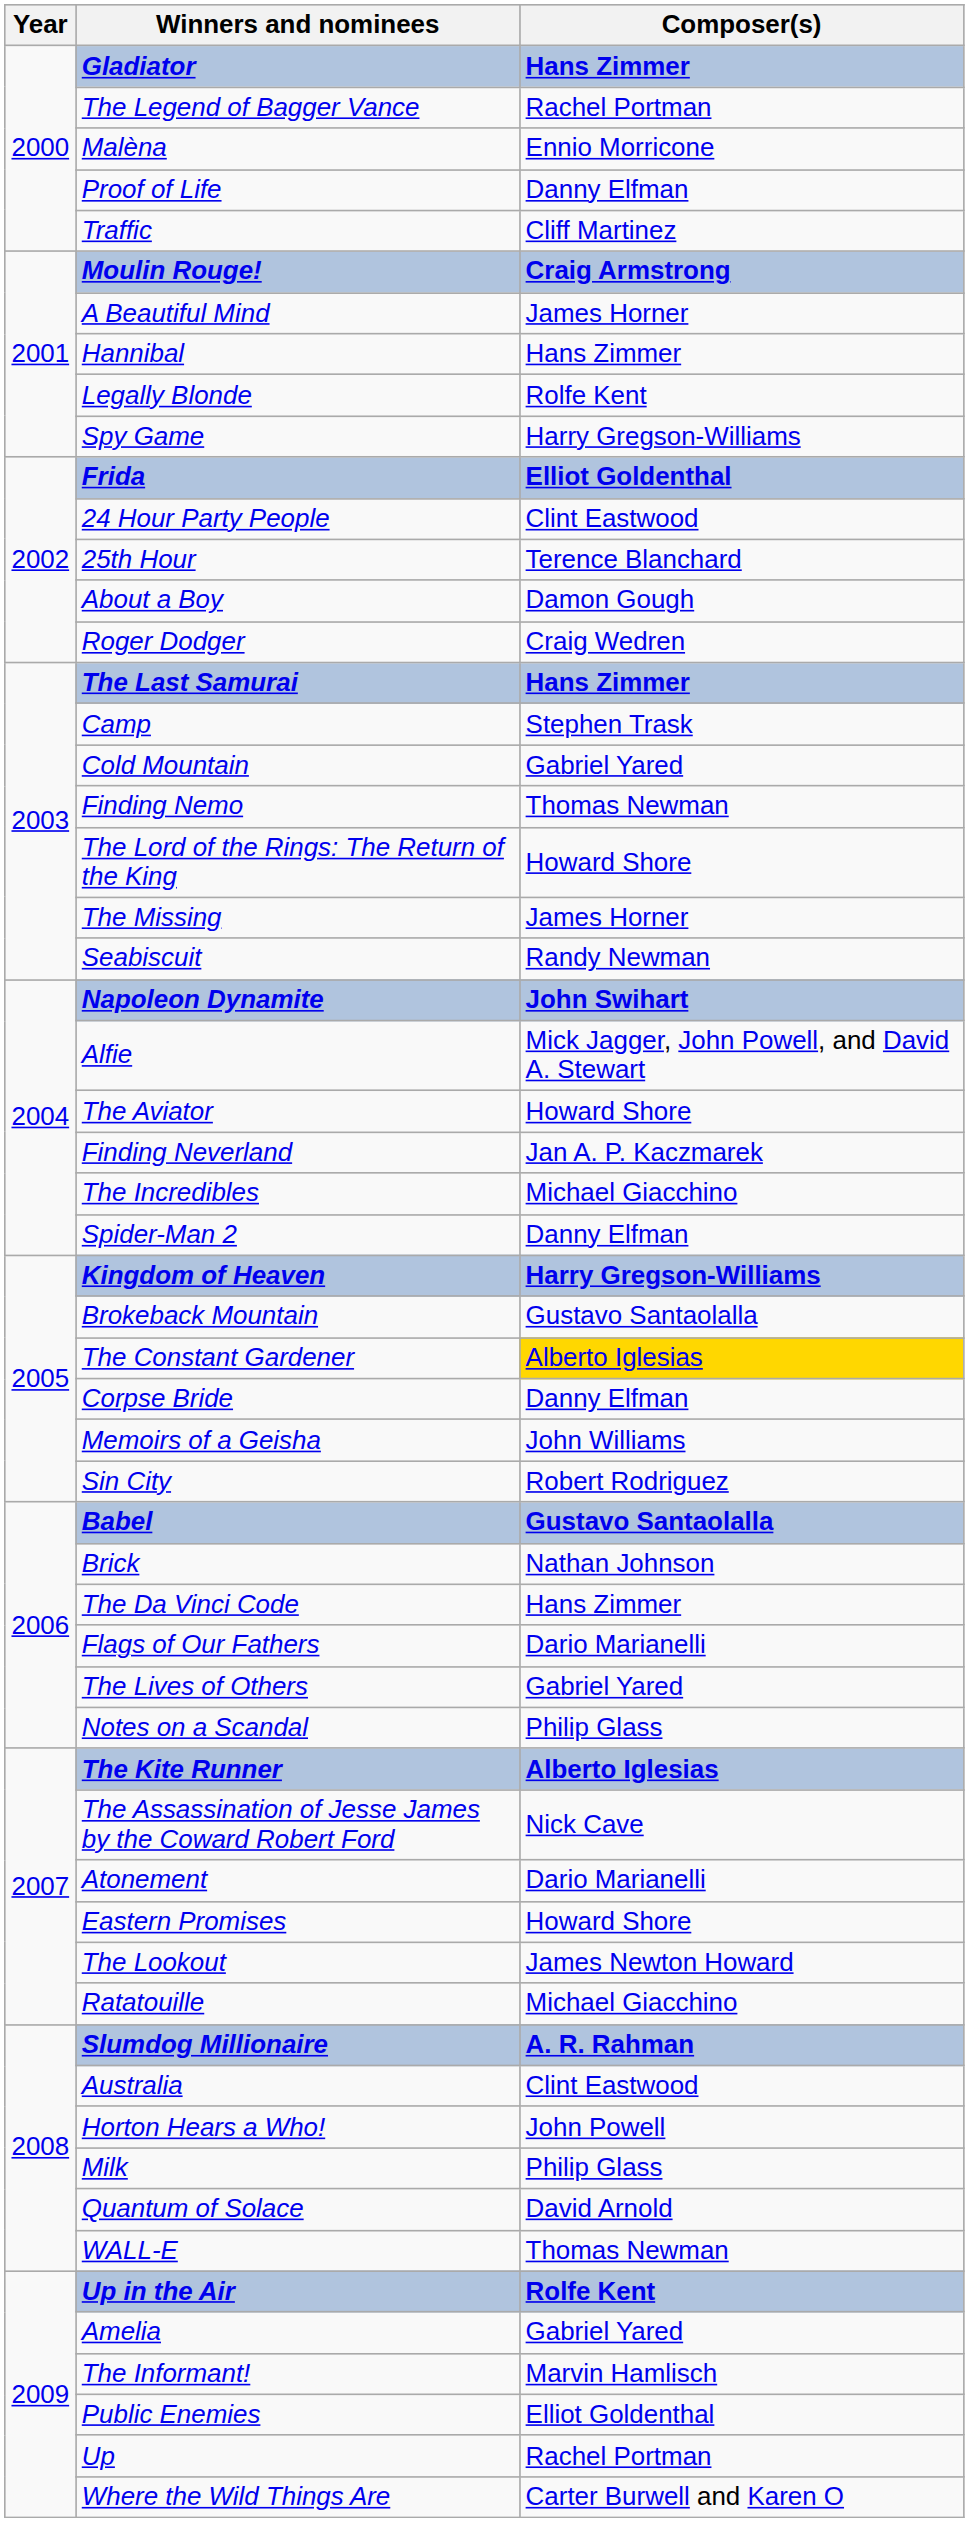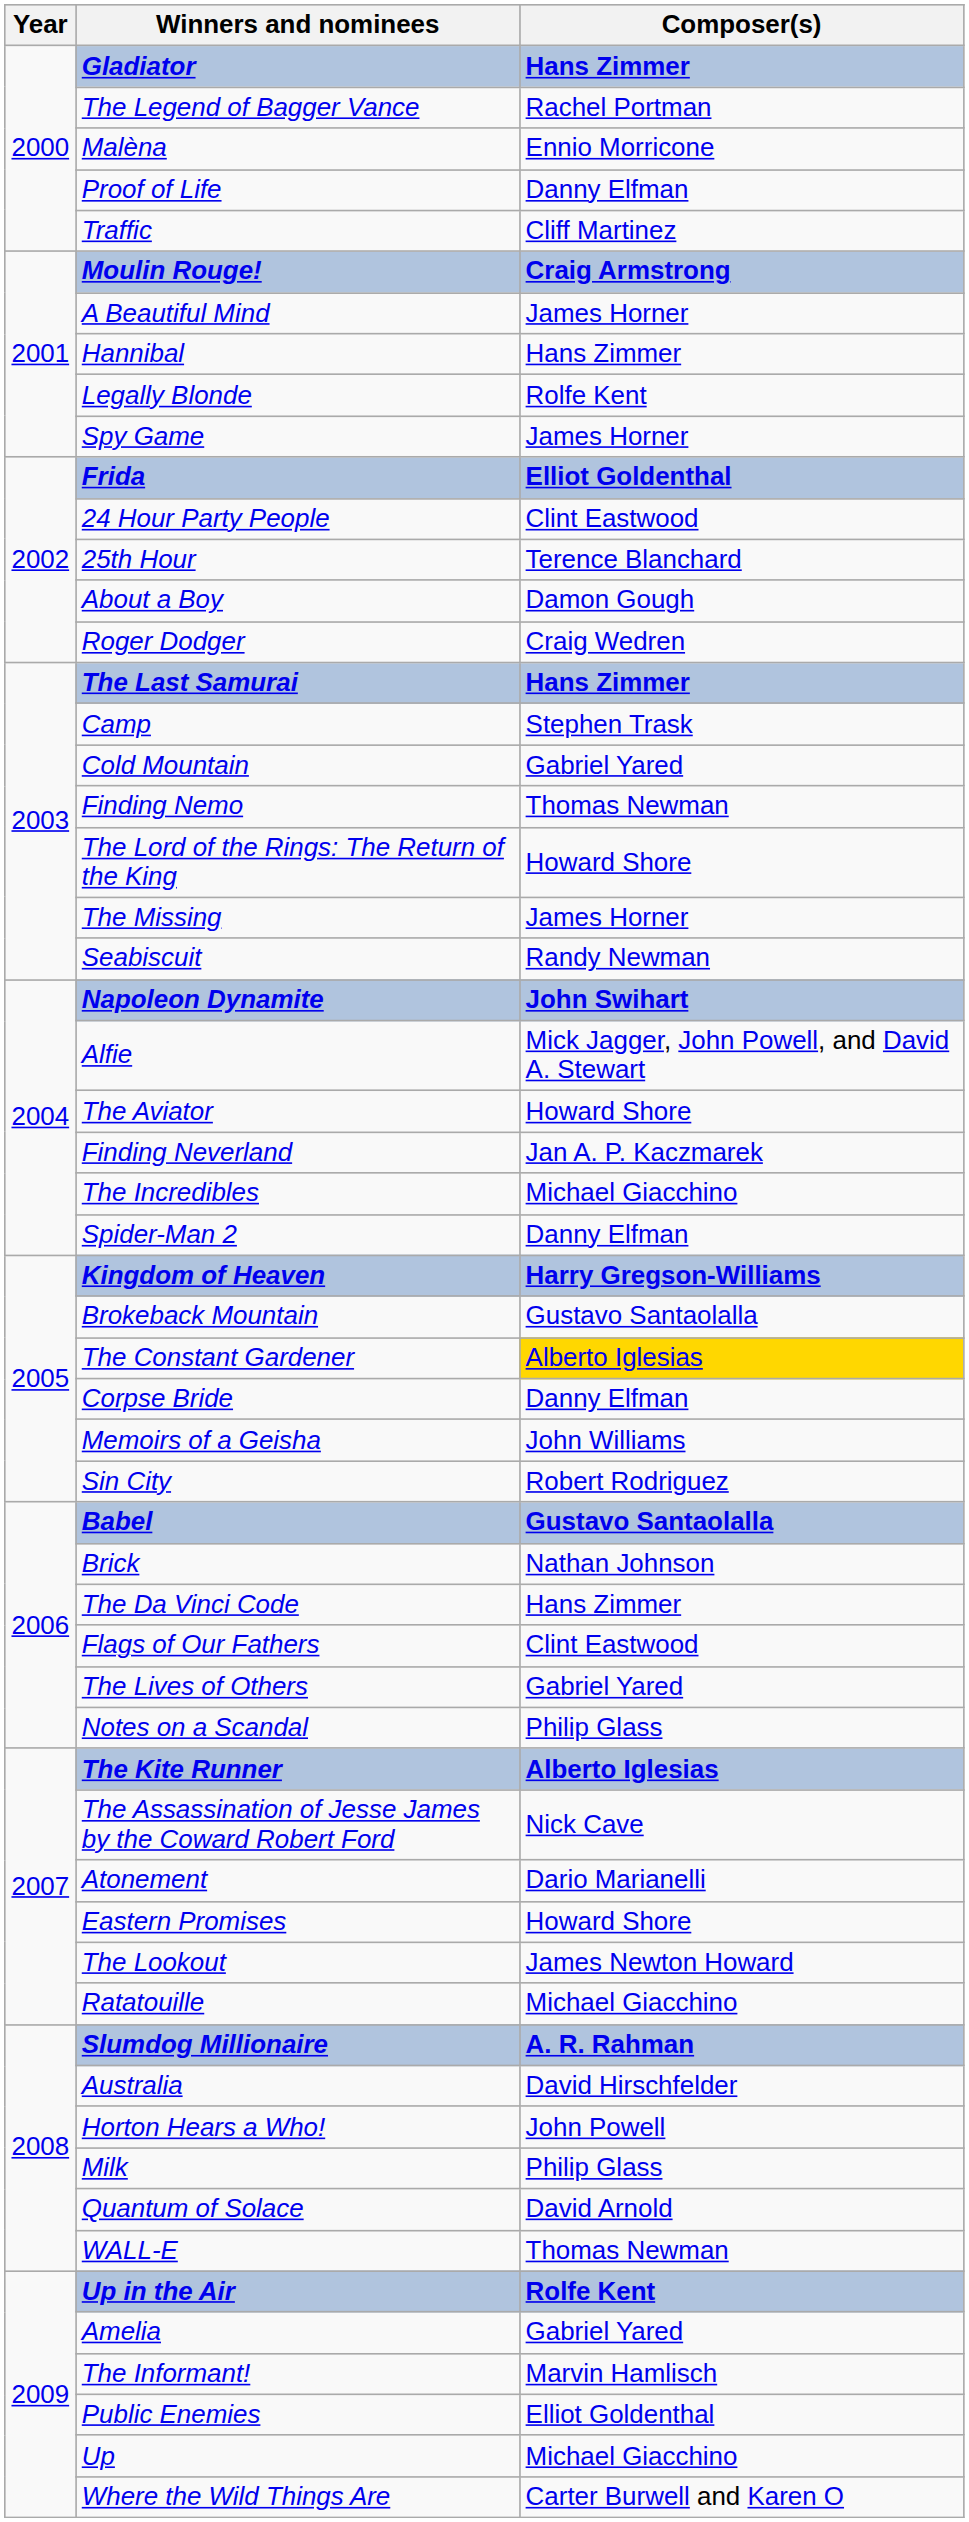(663, 436) Harry Gregson-Williams -> (607, 436) James Horner
(616, 1645) Dario Marianelli -> (612, 1645) Clint Eastwood
(612, 2085) Clint Eastwood -> (631, 2085) David Hirschfelder
(619, 2455) Rachel Portman -> (632, 2455) Michael Giacchino
